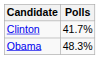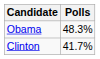rows swapped: (24, 46) <-> (23, 29)
